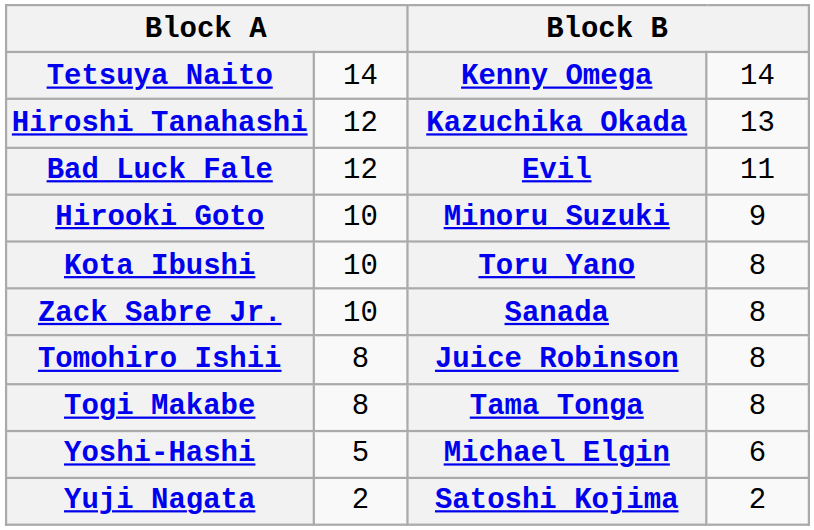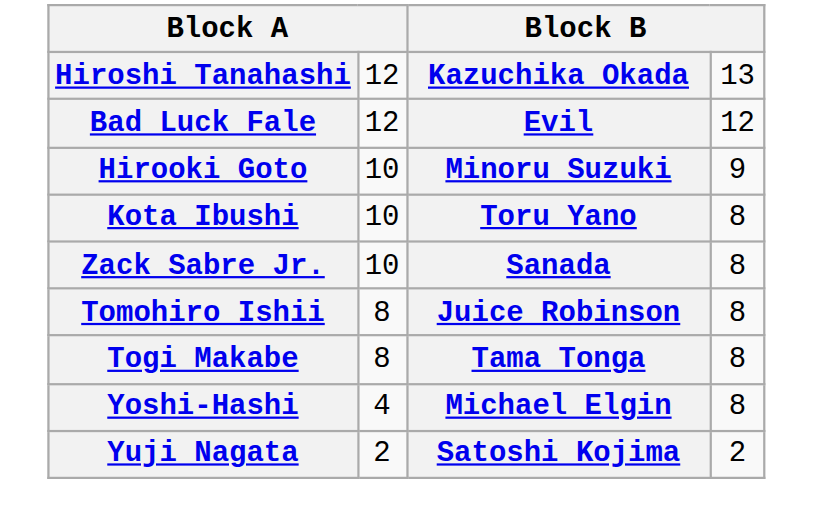- row: (160, 76)
(757, 170) 11 -> (738, 123) 12
(360, 454) 5 -> (382, 407) 4
(757, 454) 6 -> (738, 407) 8
